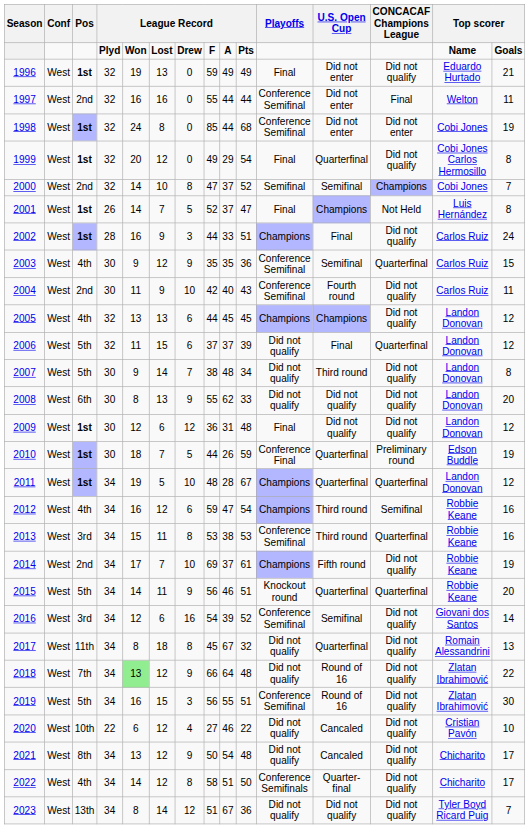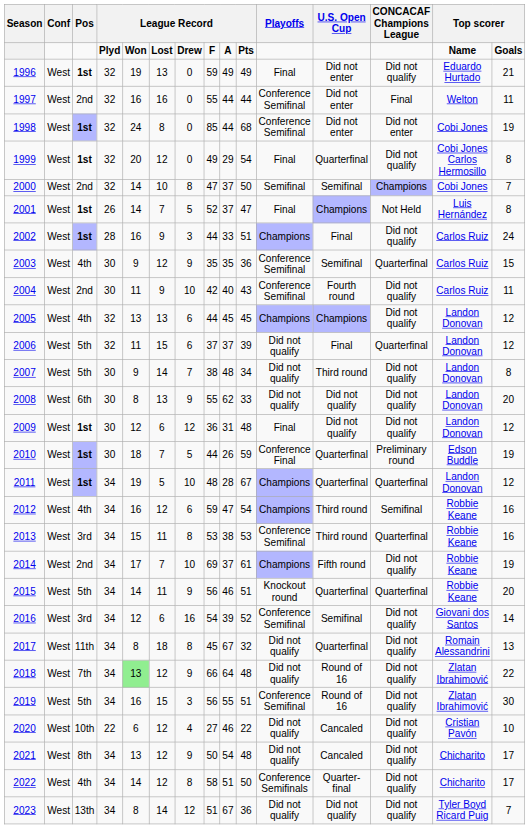(246, 187) 52 -> (246, 187) 50
